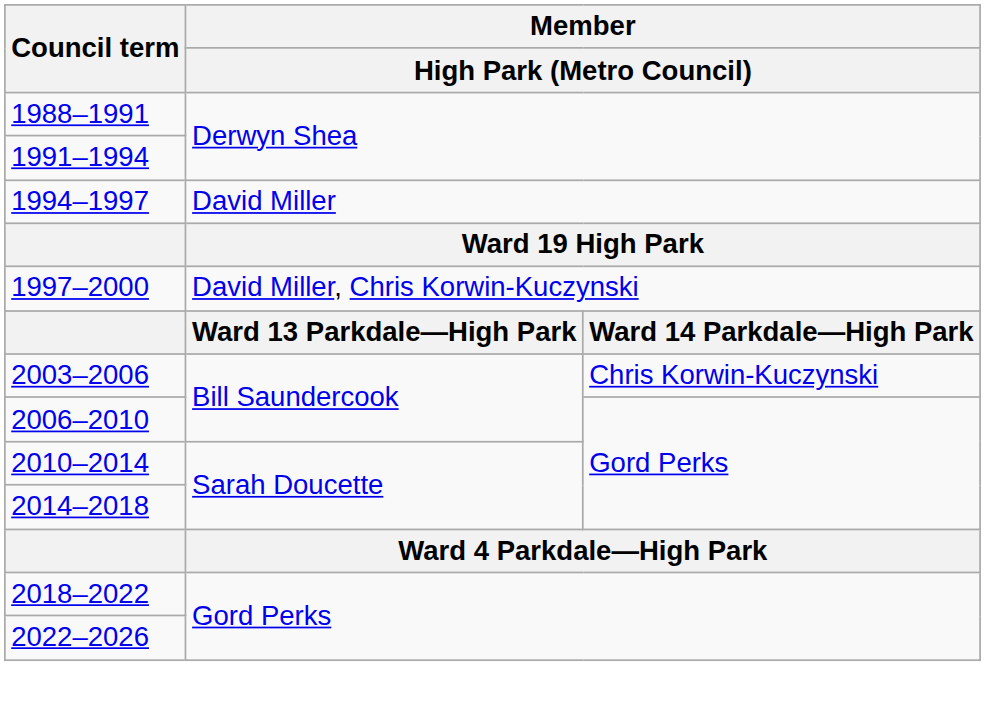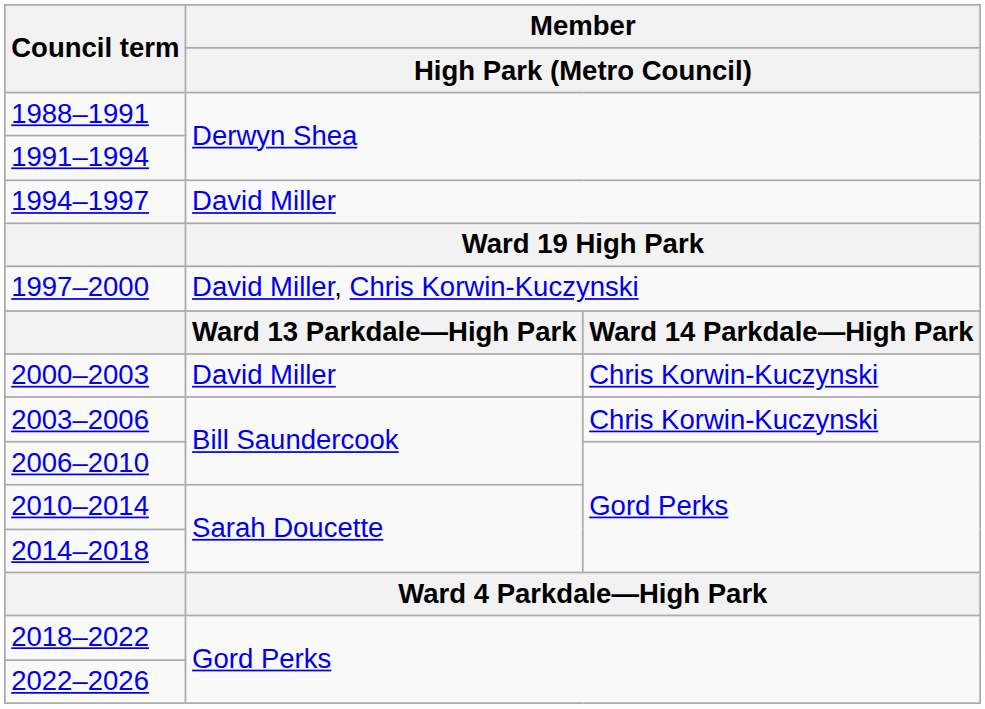+ row: (80, 375)
